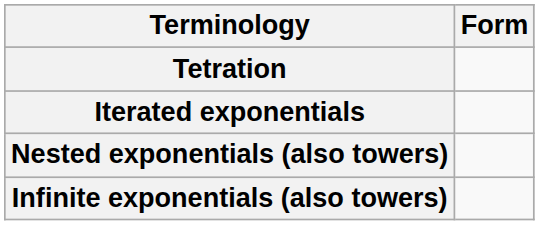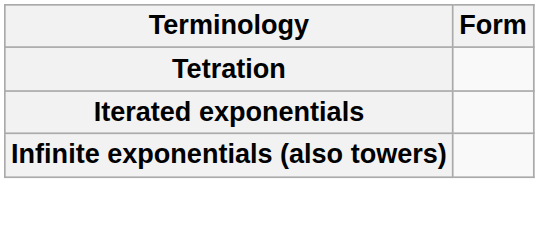- row: (230, 154)
